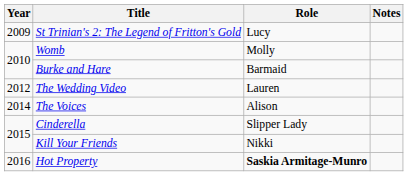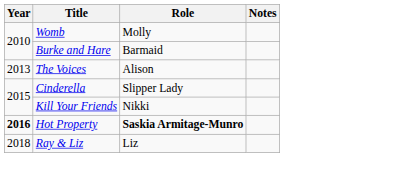- row: (138, 32)
- row: (81, 87)
(19, 106) 2014 -> (19, 69) 2013
(19, 161) normal -> (19, 124) bold
+ row: (59, 143)
